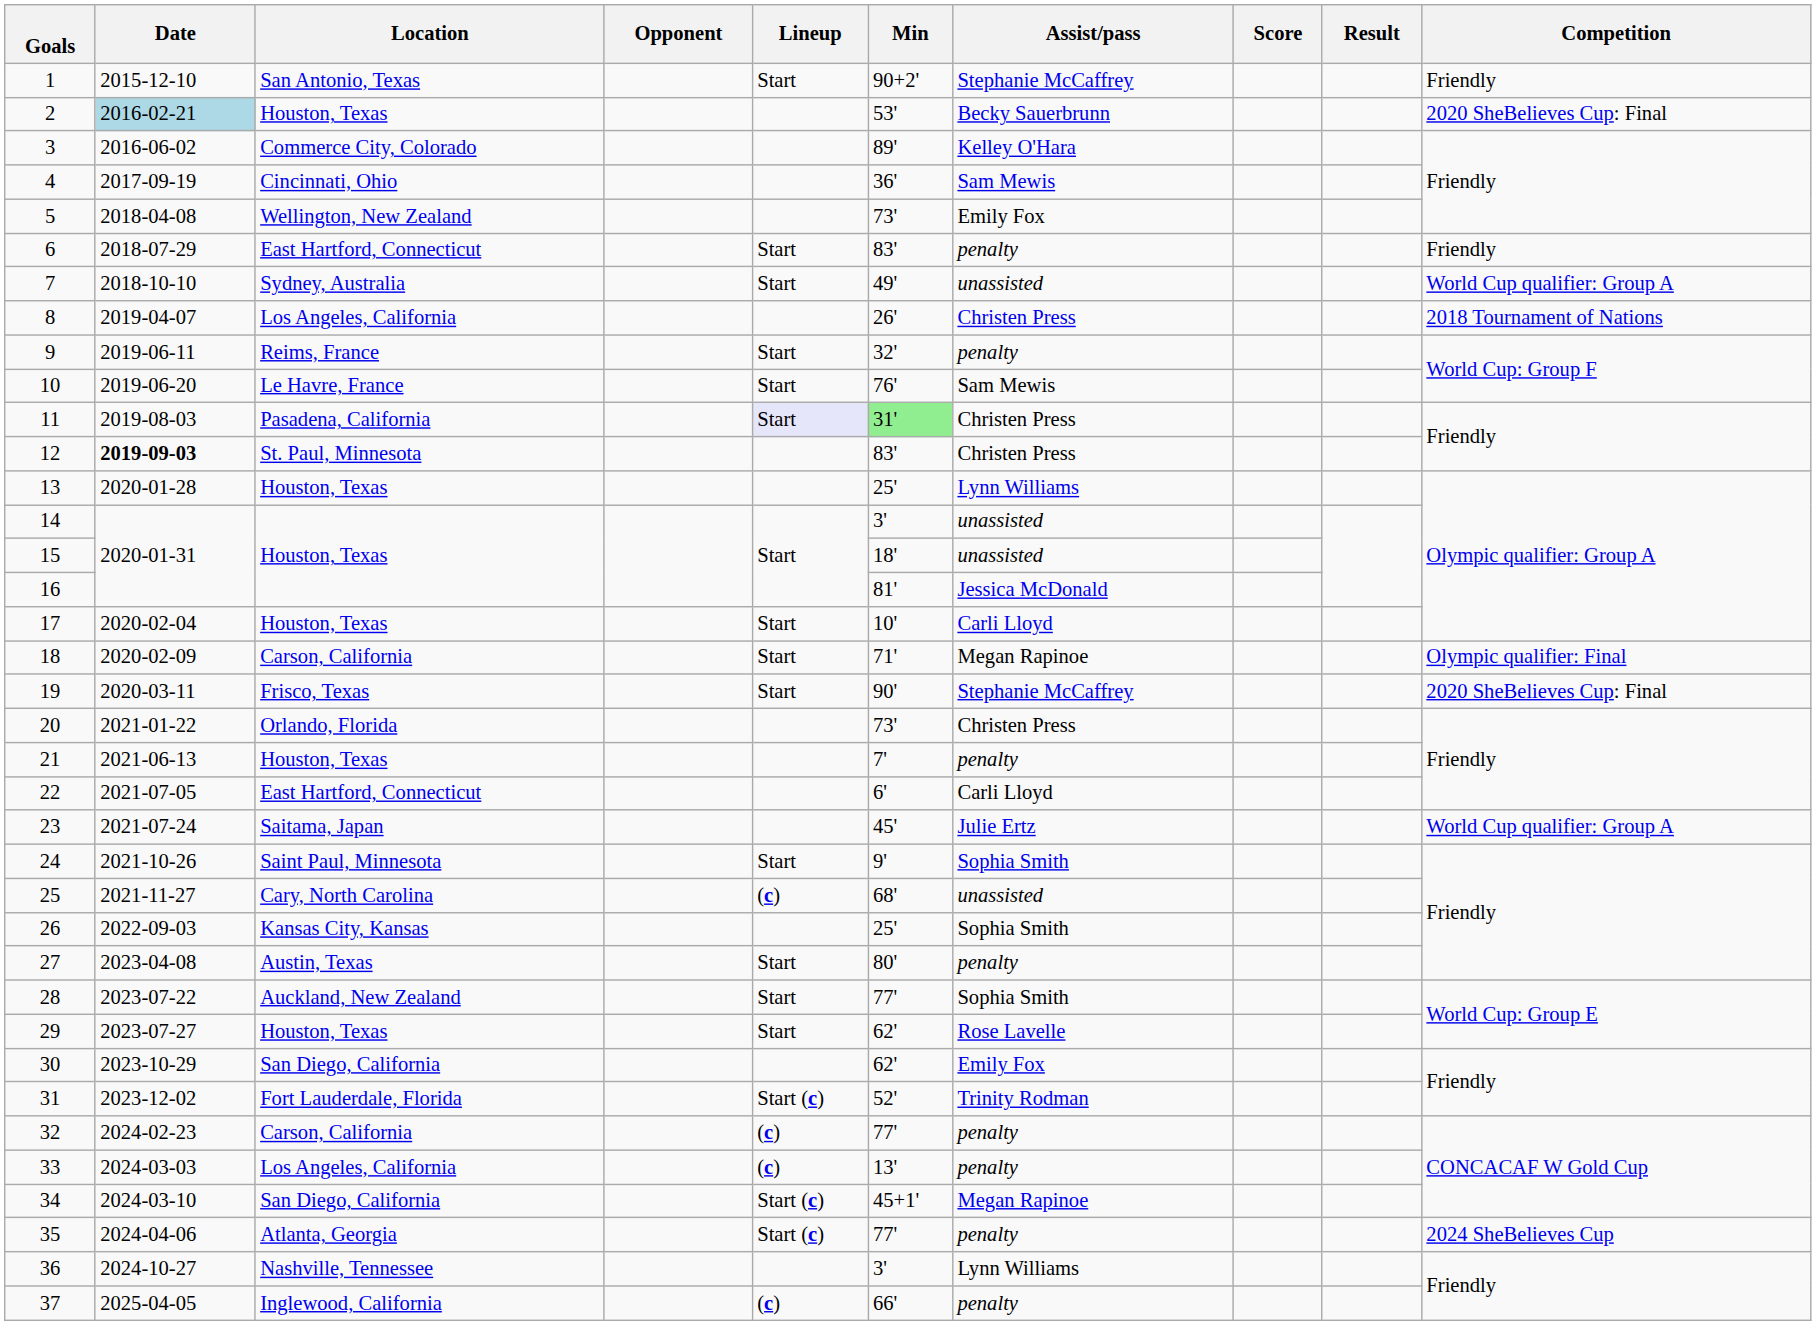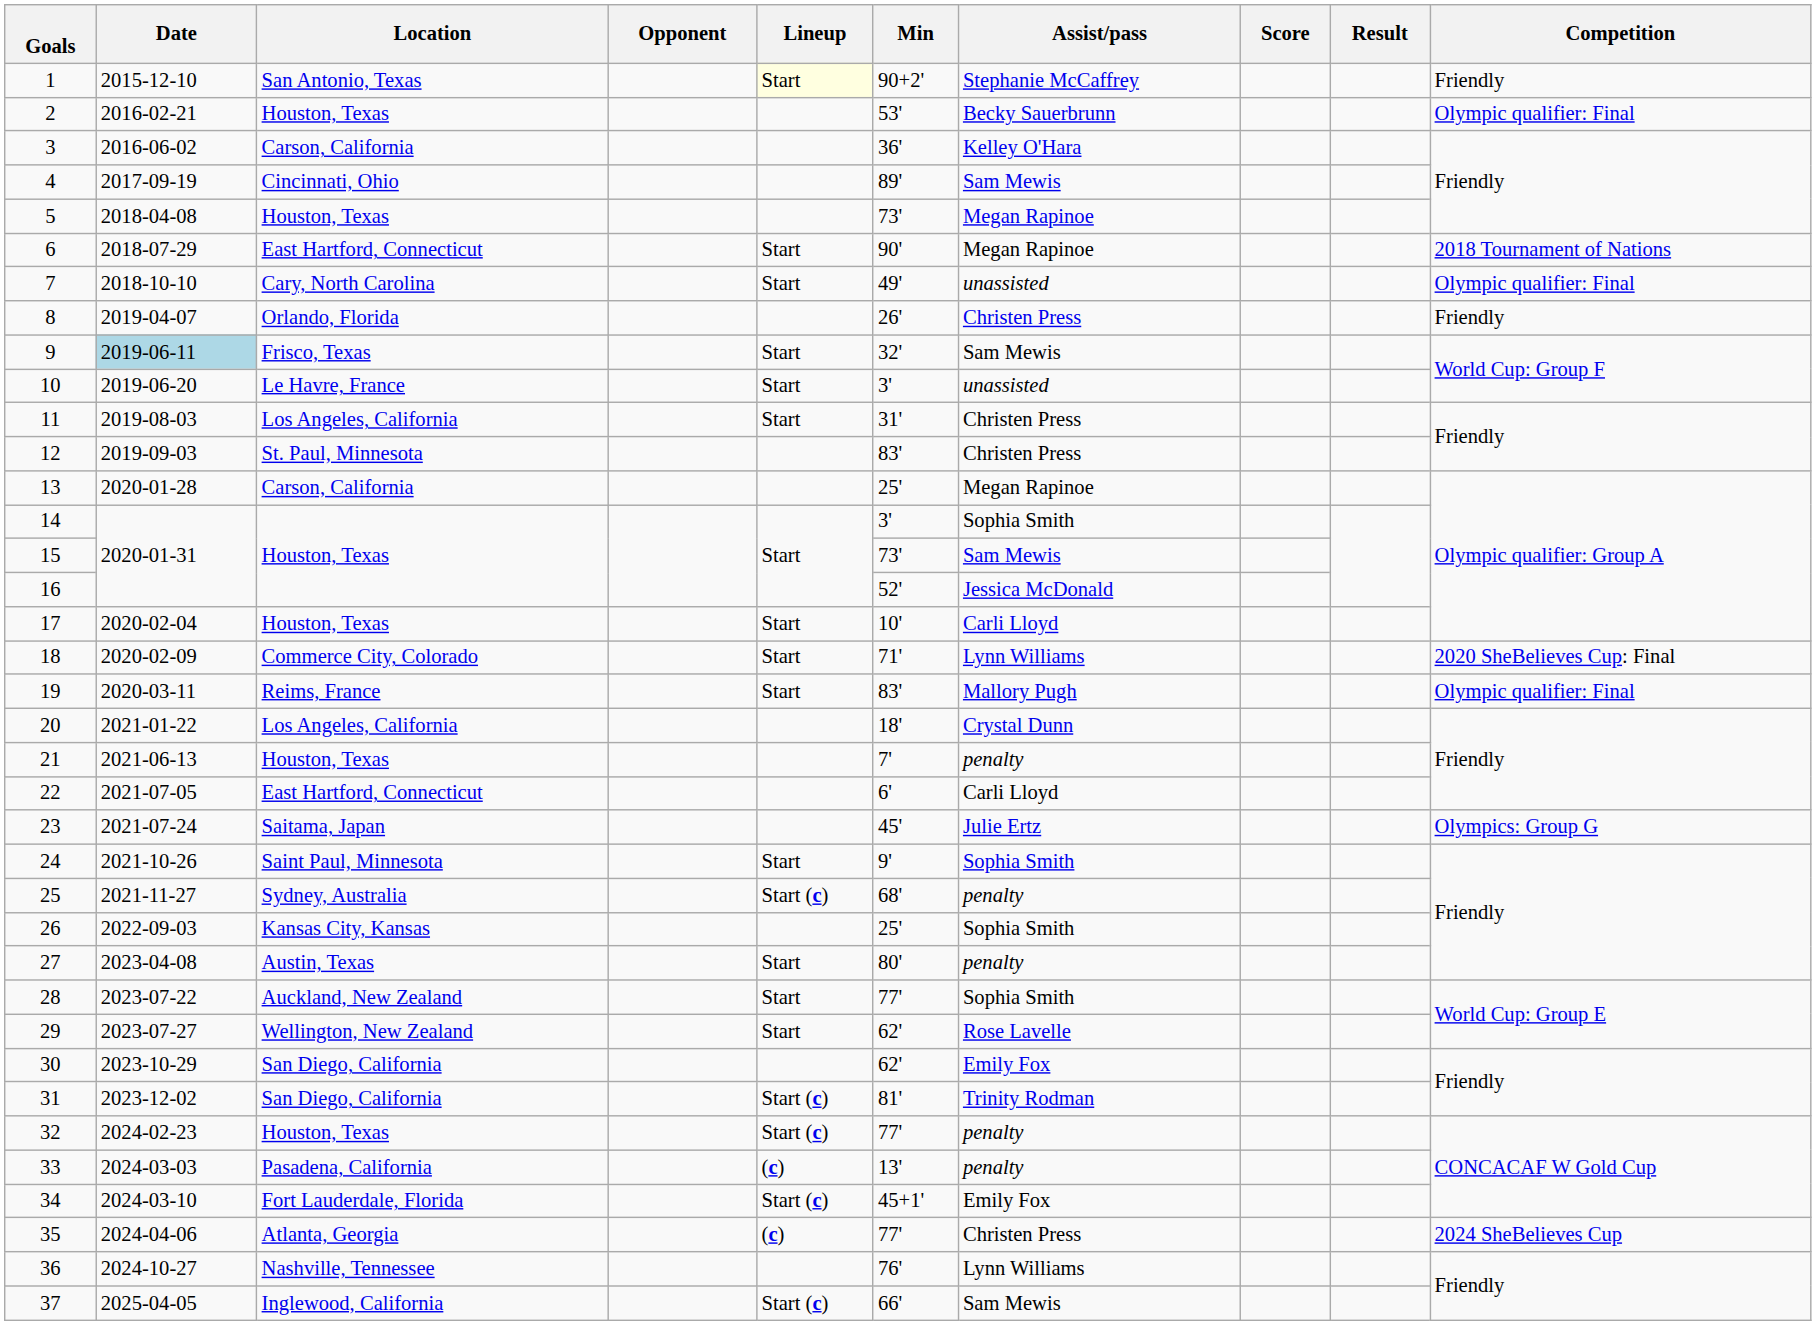(777, 80) no background -> (781, 80) lightyellow background
(148, 114) lightblue background -> (149, 114) no background
(1547, 114) 2020 SheBelieves Cup: Final -> (1535, 114) Olympic qualifier: Final
(368, 148) Commerce City, Colorado -> (338, 148) Carson, California
(885, 148) 89' -> (890, 148) 36'
(885, 182) 36' -> (890, 182) 89'
(366, 215) Wellington, New Zealand -> (325, 215) Houston, Texas
(1001, 215) Emily Fox -> (1028, 215) Megan Rapinoe
(885, 249) 83' -> (890, 249) 90'
(988, 249) penalty -> (1028, 249) Megan Rapinoe
(1461, 249) Friendly -> (1553, 249) 2018 Tournament of Nations
(333, 283) Sydney, Australia -> (348, 283) Cary, North Carolina
(1550, 283) World Cup qualifier: Group A -> (1535, 283) Olympic qualifier: Final
(358, 317) Los Angeles, California -> (330, 317) Orlando, Florida
(1545, 317) 2018 Tournament of Nations -> (1469, 317) Friendly
(148, 351) no background -> (148, 351) lightblue background
(320, 351) Reims, France -> (316, 351) Frisco, Texas
(988, 351) penalty -> (1012, 351) Sam Mewis
(885, 385) 76' -> (885, 385) 3'
(1006, 385) Sam Mewis -> (1006, 385) unassisted
(345, 419) Pasadena, California -> (360, 419) Los Angeles, California
(777, 419) lavender background -> (781, 419) no background
(885, 419) lightgreen background -> (890, 419) no background
(148, 453) bold -> (149, 453) normal
(324, 487) Houston, Texas -> (338, 487) Carson, California
(1018, 487) Lynn Williams -> (1028, 487) Megan Rapinoe
(1000, 521) unassisted -> (1019, 521) Sophia Smith
(885, 555) 18' -> (890, 555) 73'
(1000, 555) unassisted -> (1012, 555) Sam Mewis
(885, 589) 81' -> (890, 589) 52'
(336, 657) Carson, California -> (370, 657) Commerce City, Colorado
(1023, 657) Megan Rapinoe -> (1024, 657) Lynn Williams
(1526, 657) Olympic qualifier: Final -> (1555, 657) 2020 SheBelieves Cup: Final
(315, 691) Frisco, Texas -> (321, 691) Reims, France
(885, 691) 90' -> (890, 691) 83'
(1046, 691) Stephanie McCaffrey -> (1020, 691) Mallory Pugh
(1547, 691) 2020 SheBelieves Cup: Final -> (1535, 691) Olympic qualifier: Final
(329, 725) Orlando, Florida -> (360, 725) Los Angeles, California
(885, 725) 73' -> (890, 725) 18'
(1017, 725) Christen Press -> (1018, 725) Crystal Dunn
(1550, 827) World Cup qualifier: Group A -> (1516, 827) Olympics: Group G
(347, 895) Cary, North Carolina -> (334, 895) Sydney, Australia
(769, 895) (c) -> (795, 895) Start (c)
(1000, 895) unassisted -> (993, 895) penalty
(324, 1031) Houston, Texas -> (367, 1031) Wellington, New Zealand
(361, 1099) Fort Lauderdale, Florida -> (352, 1099) San Diego, California
(885, 1099) 52' -> (890, 1099) 81'
(336, 1132) Carson, California -> (325, 1132) Houston, Texas
(769, 1132) (c) -> (795, 1132) Start (c)
(358, 1166) Los Angeles, California -> (347, 1166) Pasadena, California
(350, 1200) San Diego, California -> (362, 1200) Fort Lauderdale, Florida
(1023, 1200) Megan Rapinoe -> (1007, 1200) Emily Fox
(791, 1234) Start (c) -> (773, 1234) (c)
(988, 1234) penalty -> (1022, 1234) Christen Press
(880, 1268) 3' -> (890, 1268) 76'
(769, 1302) (c) -> (795, 1302) Start (c)
(988, 1302) penalty -> (1012, 1302) Sam Mewis
